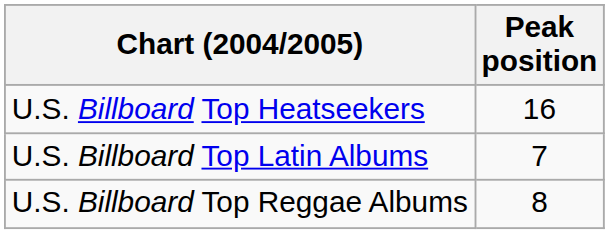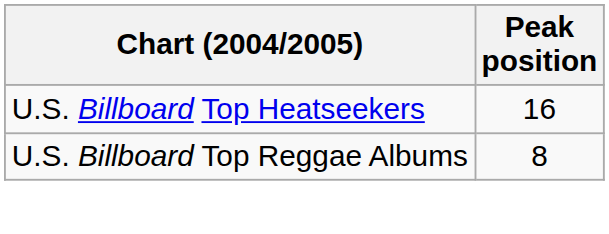- row: (220, 155)
